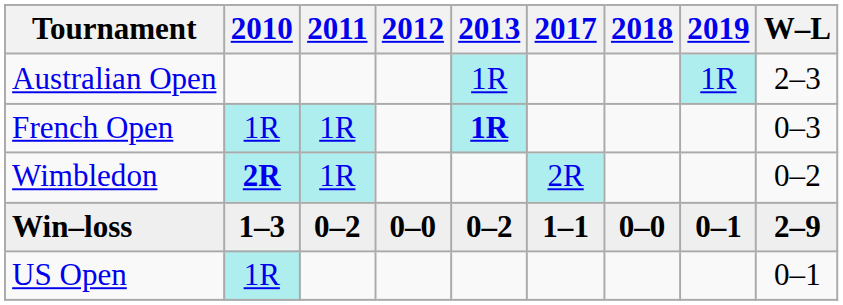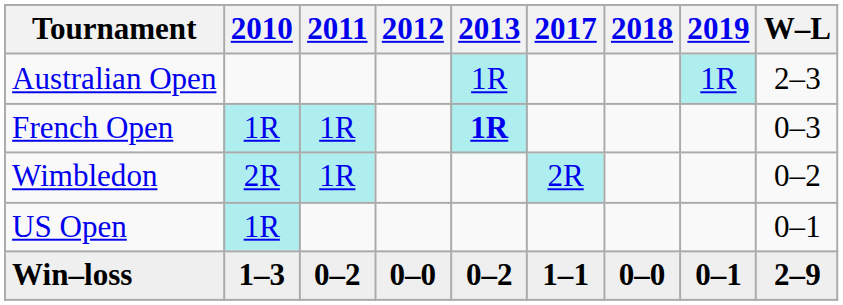(262, 176) bold -> (262, 176) normal
rows swapped: (69, 275) <-> (72, 226)
